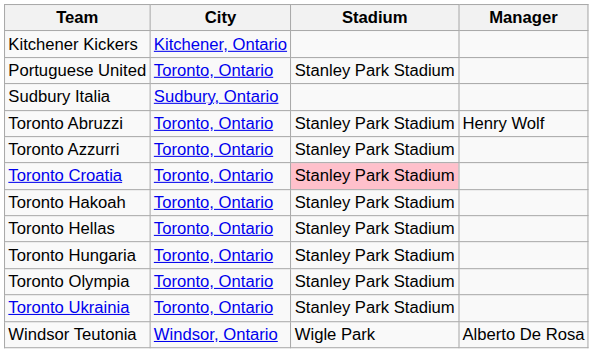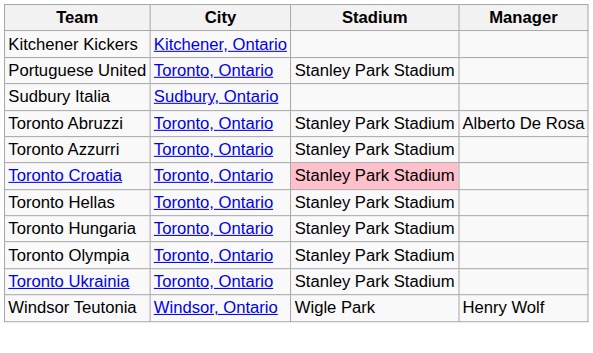(503, 123) Henry Wolf -> (523, 123) Alberto De Rosa
- row: (67, 202)
(523, 334) Alberto De Rosa -> (503, 307) Henry Wolf
